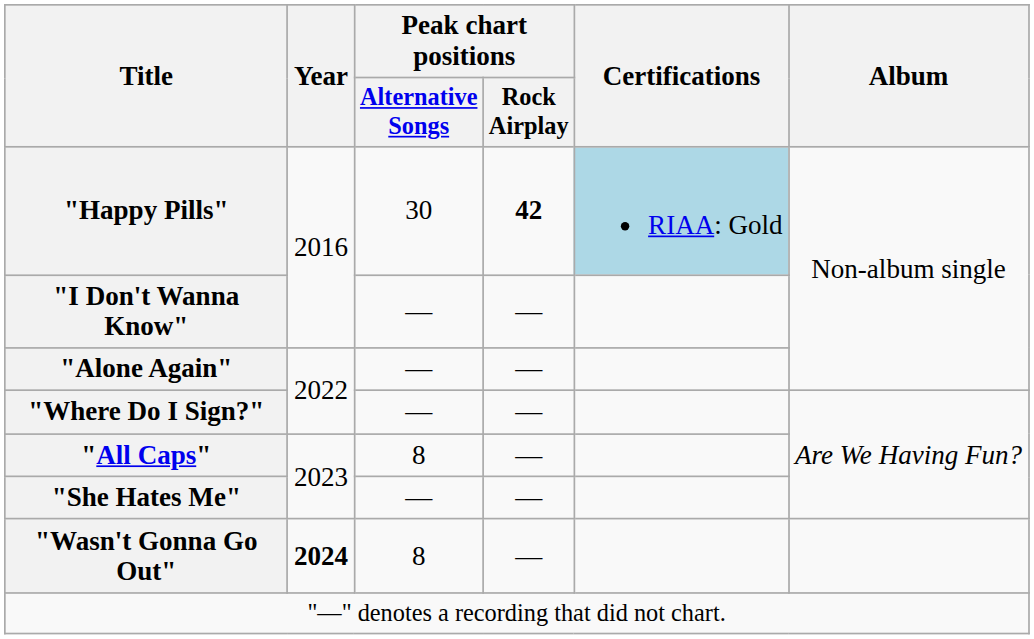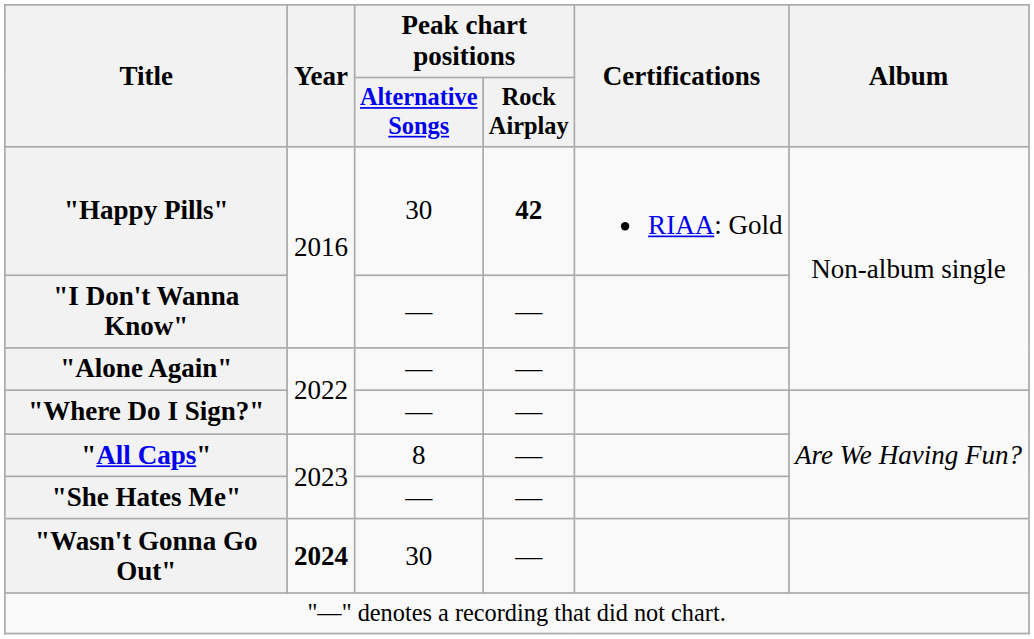(682, 226) lightblue background -> (682, 226) no background
(419, 555) 8 -> (419, 555) 30
